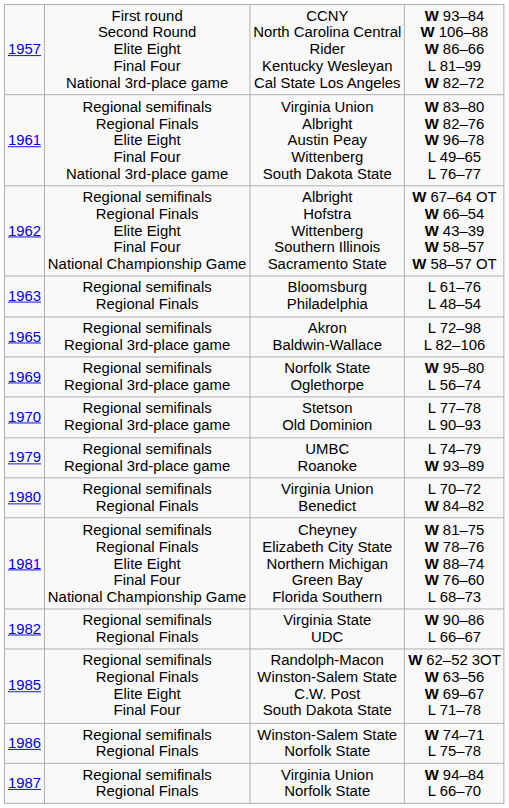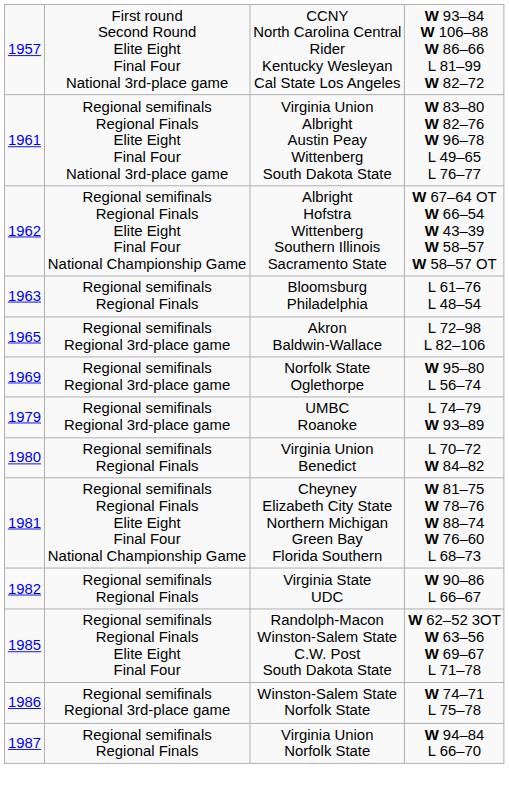- row: (327, 417)
(147, 743) Regional semifinals Regional Finals -> (147, 702) Regional semifinals Regional 3rd-place game
